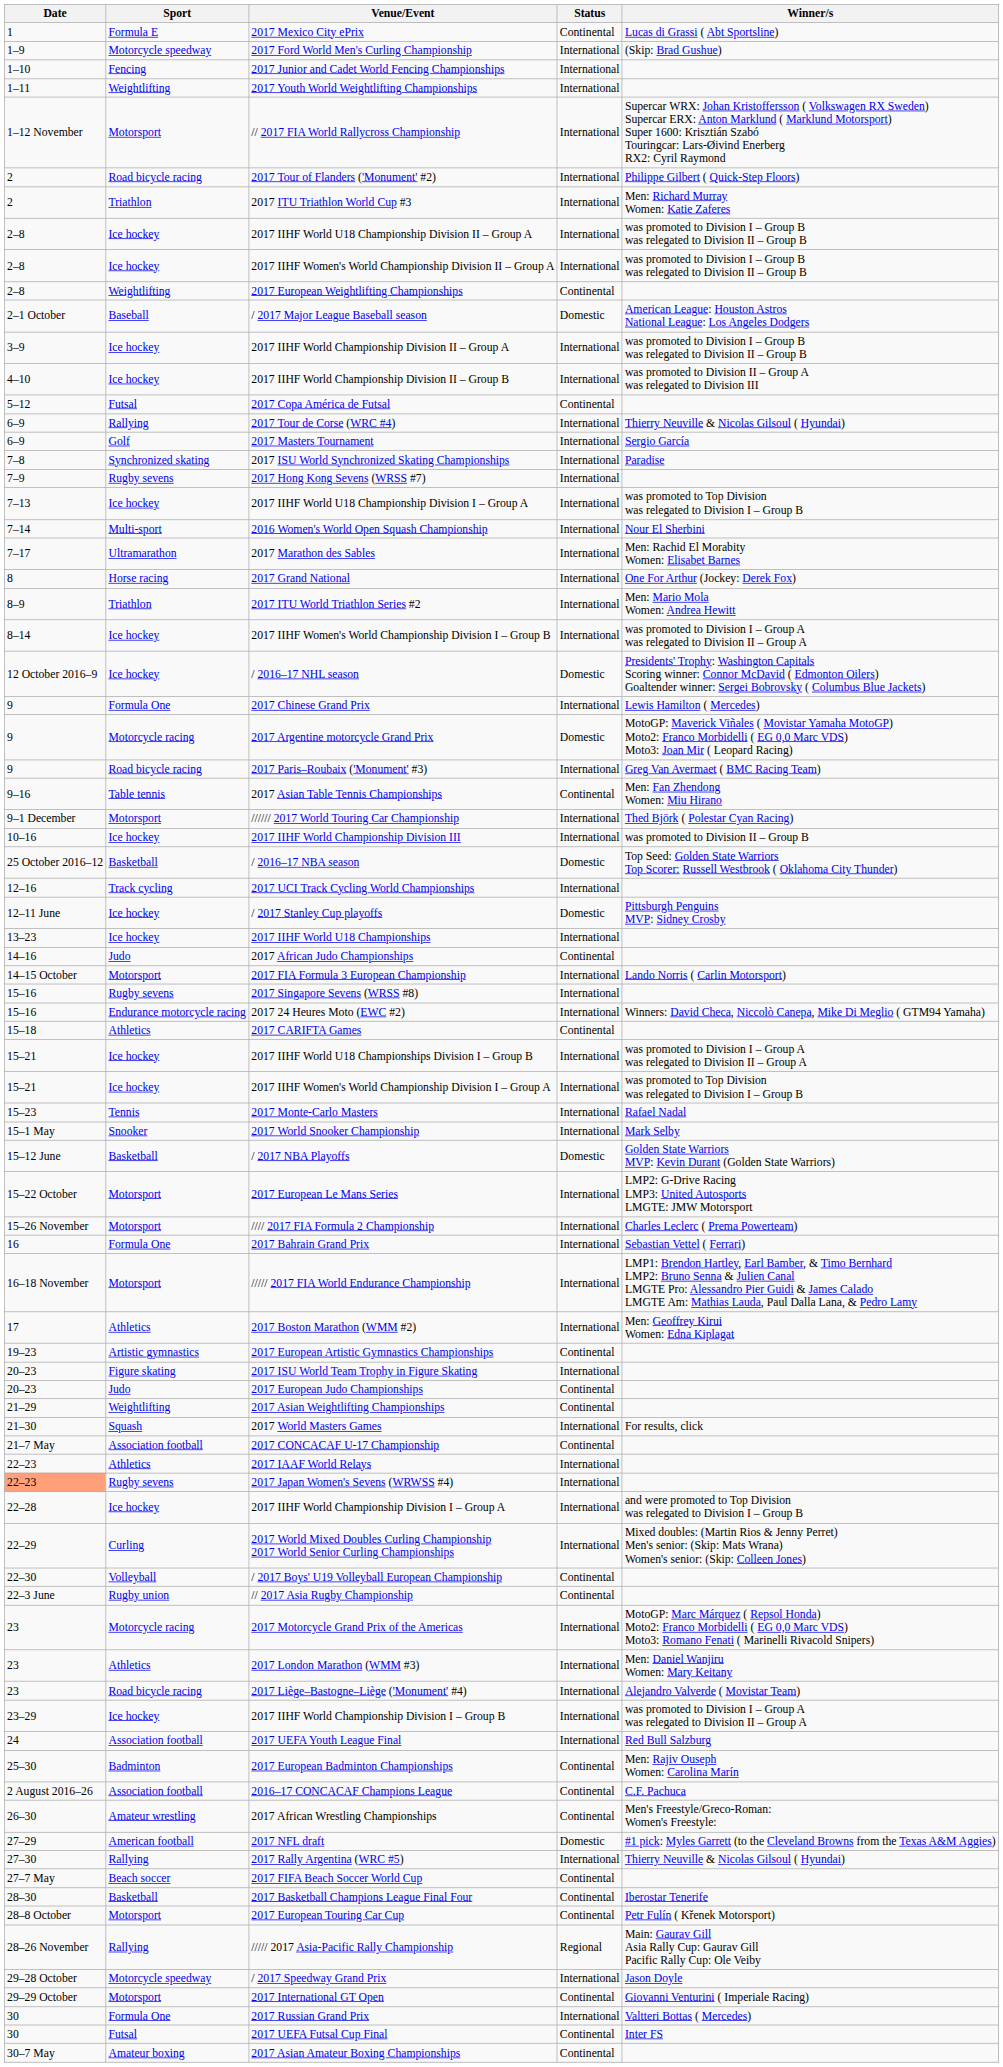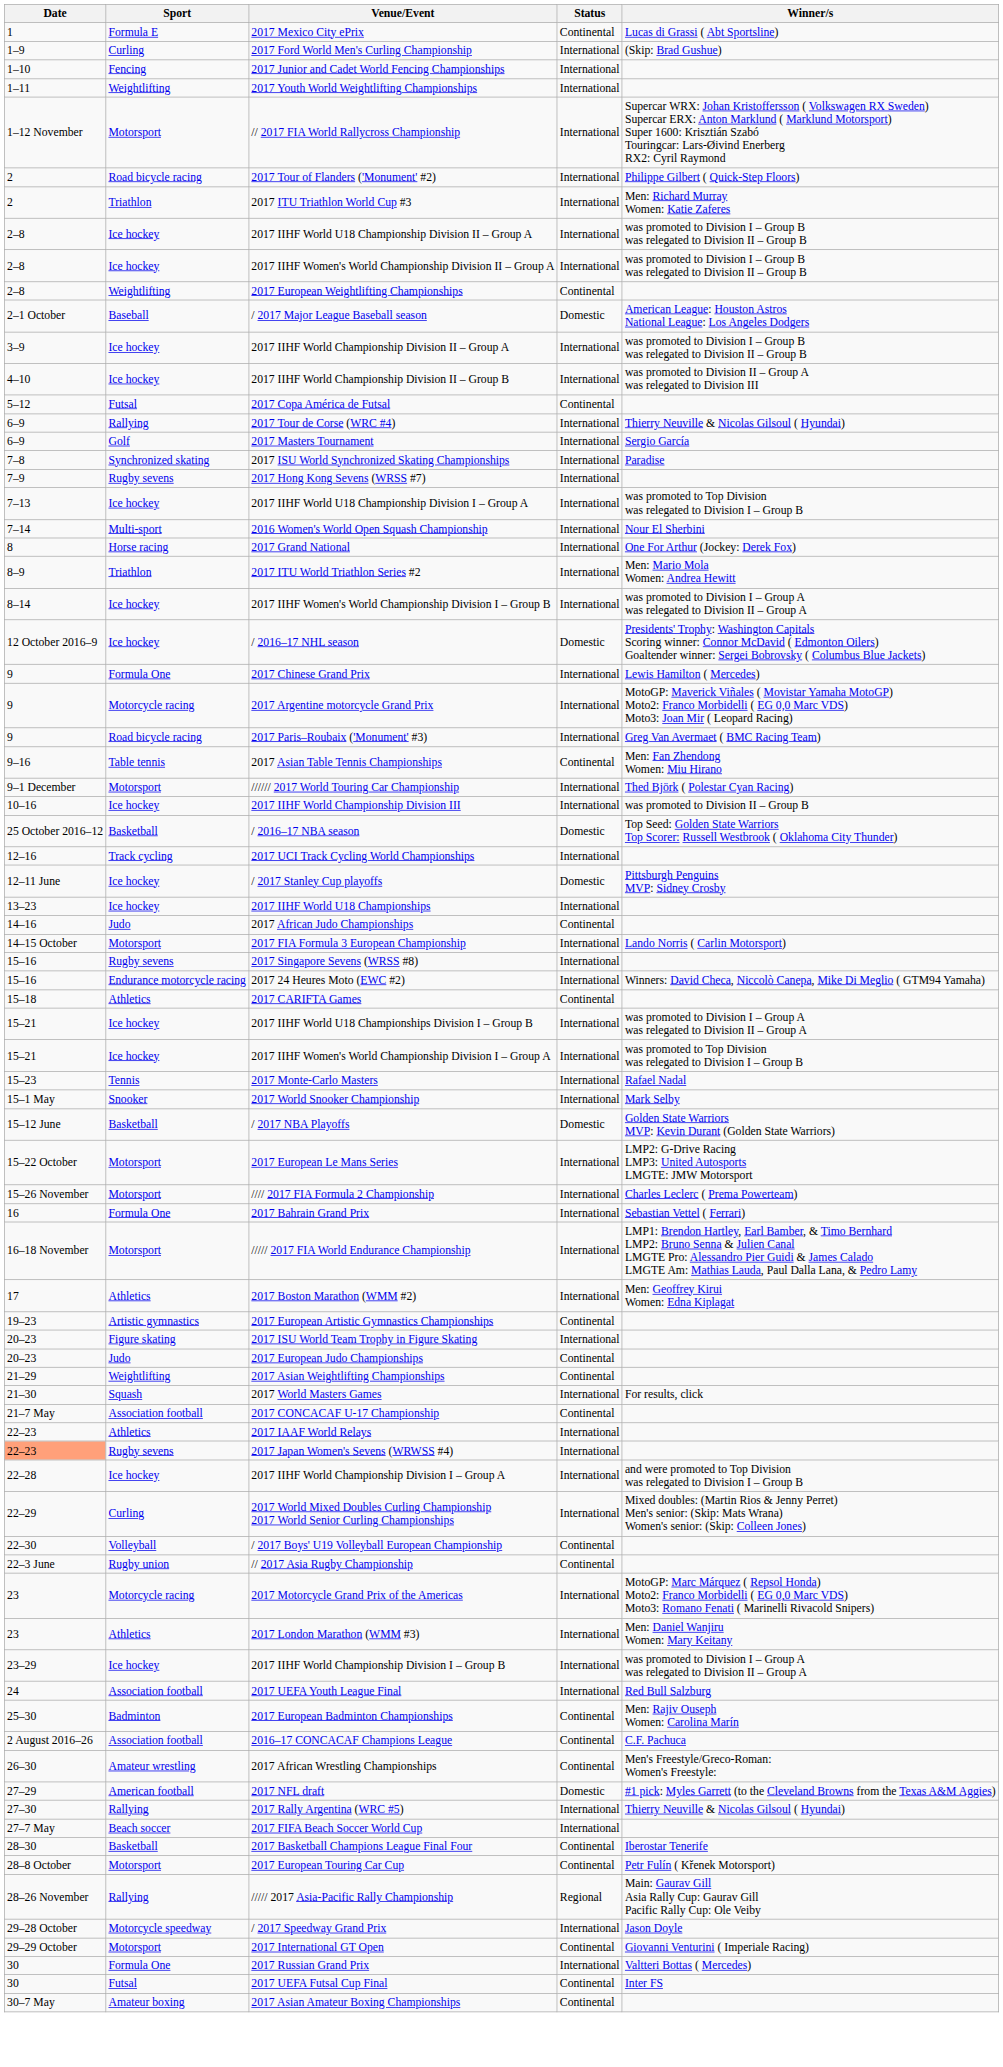(160, 50) Motorcycle speedway -> (126, 50) Curling
- row: (313, 553)
(582, 737) Domestic -> (590, 705) International
- row: (359, 1690)
(587, 1878) Continental -> (590, 1828) International
